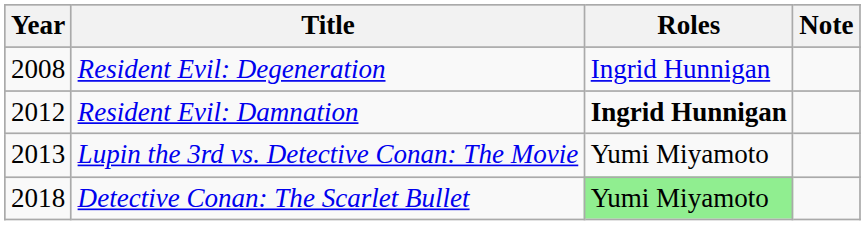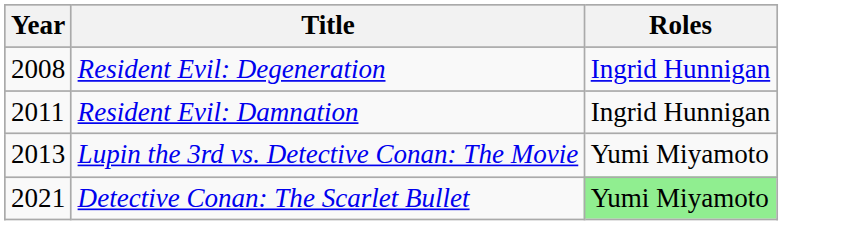- column: (826, 25)
(38, 111) 2012 -> (38, 111) 2011
(689, 111) bold -> (680, 111) normal
(38, 197) 2018 -> (38, 197) 2021
